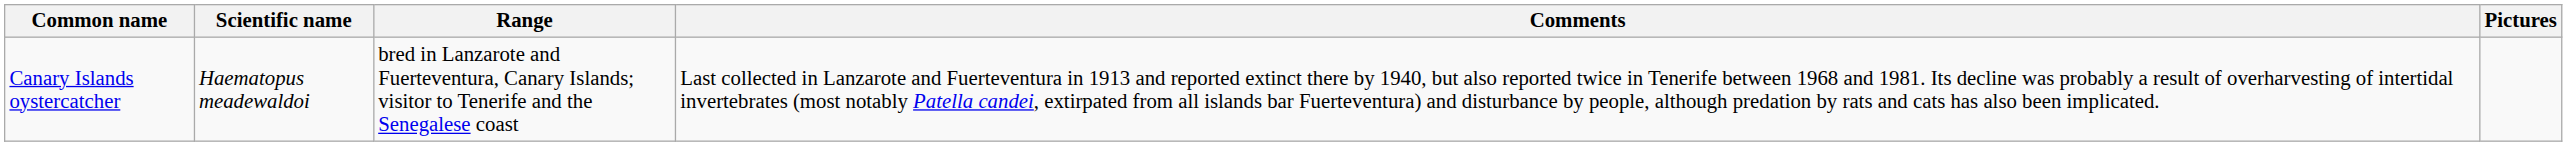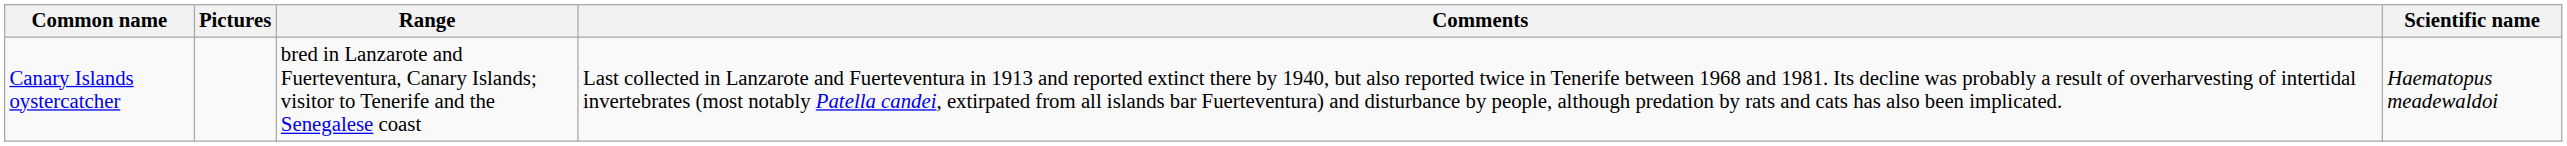columns swapped: (284, 20) <-> (2521, 20)
